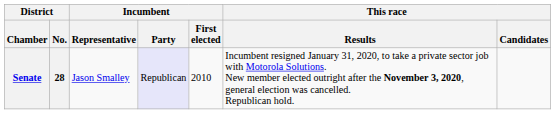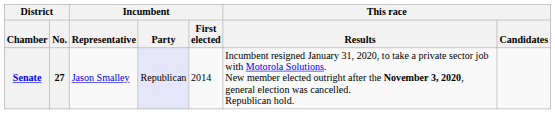(60, 78) 28 -> (60, 78) 27
(201, 78) 2010 -> (201, 78) 2014
